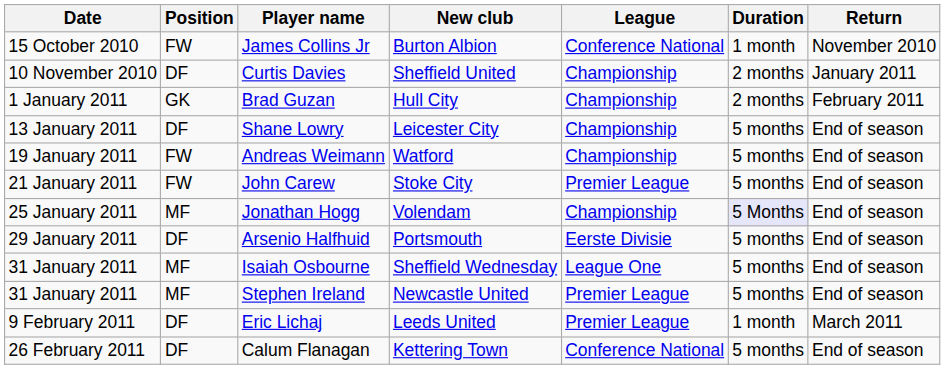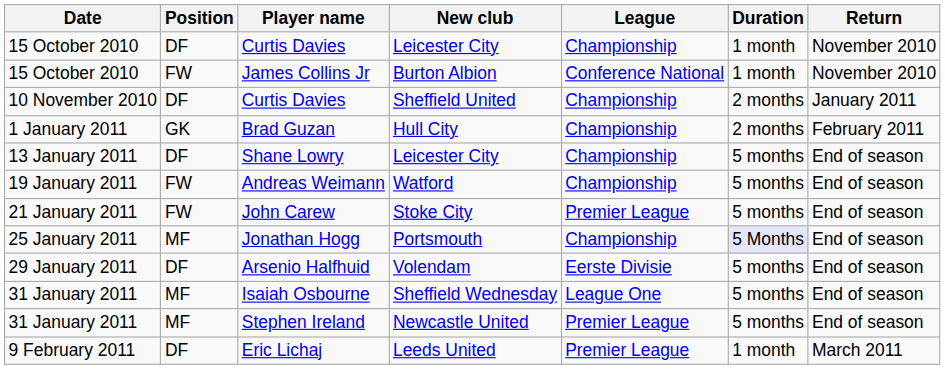+ row: (74, 45)
(432, 211) Volendam -> (438, 239) Portsmouth
(438, 239) Portsmouth -> (432, 267) Volendam
- row: (77, 350)
